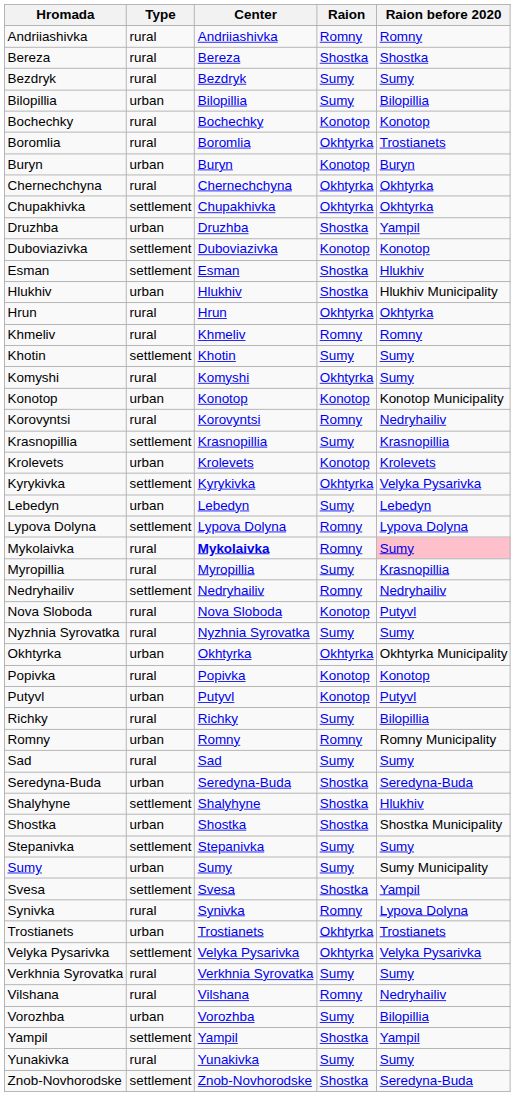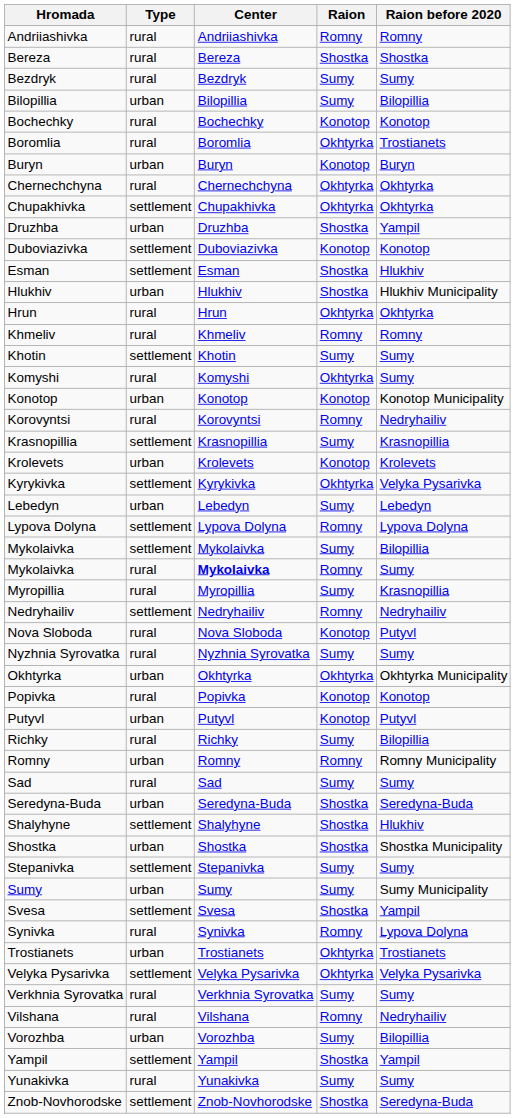+ row: (41, 548)
(397, 548) pink background -> (397, 569) no background
